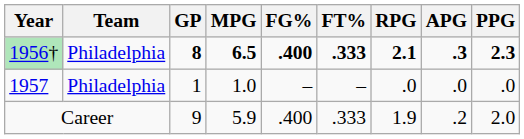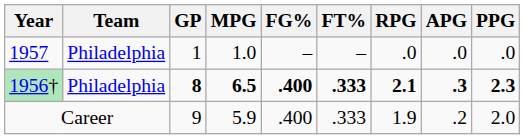rows swapped: (34, 53) <-> (29, 85)
